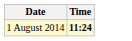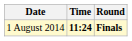+ column: (111, 12)
